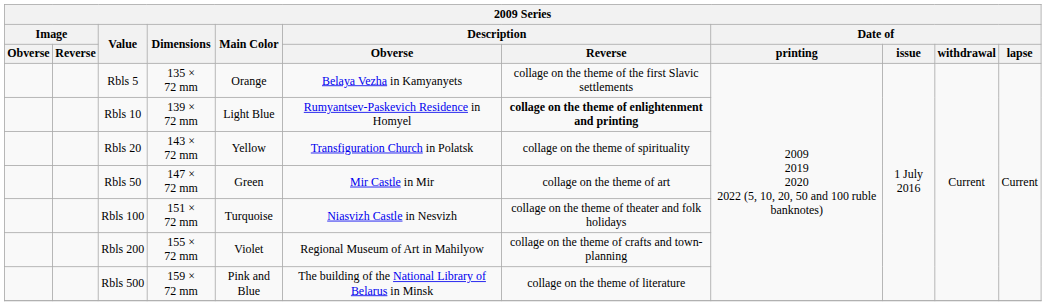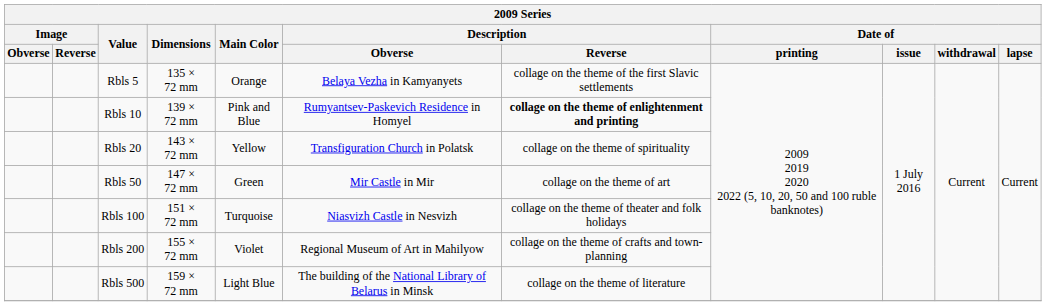(249, 114) Light Blue -> (249, 114) Pink and Blue
(249, 283) Pink and Blue -> (249, 283) Light Blue
